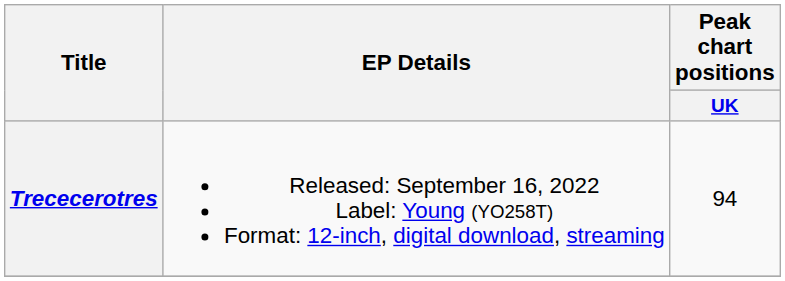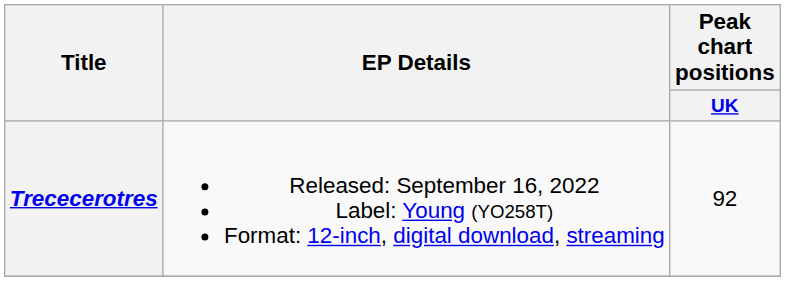(725, 198) 94 -> (725, 198) 92
